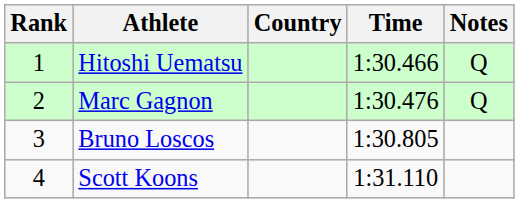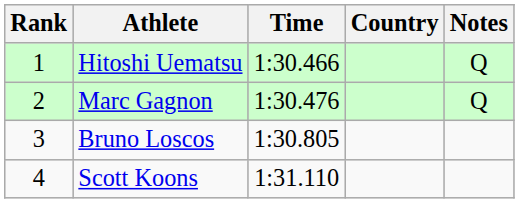columns swapped: (298, 23) <-> (396, 23)
